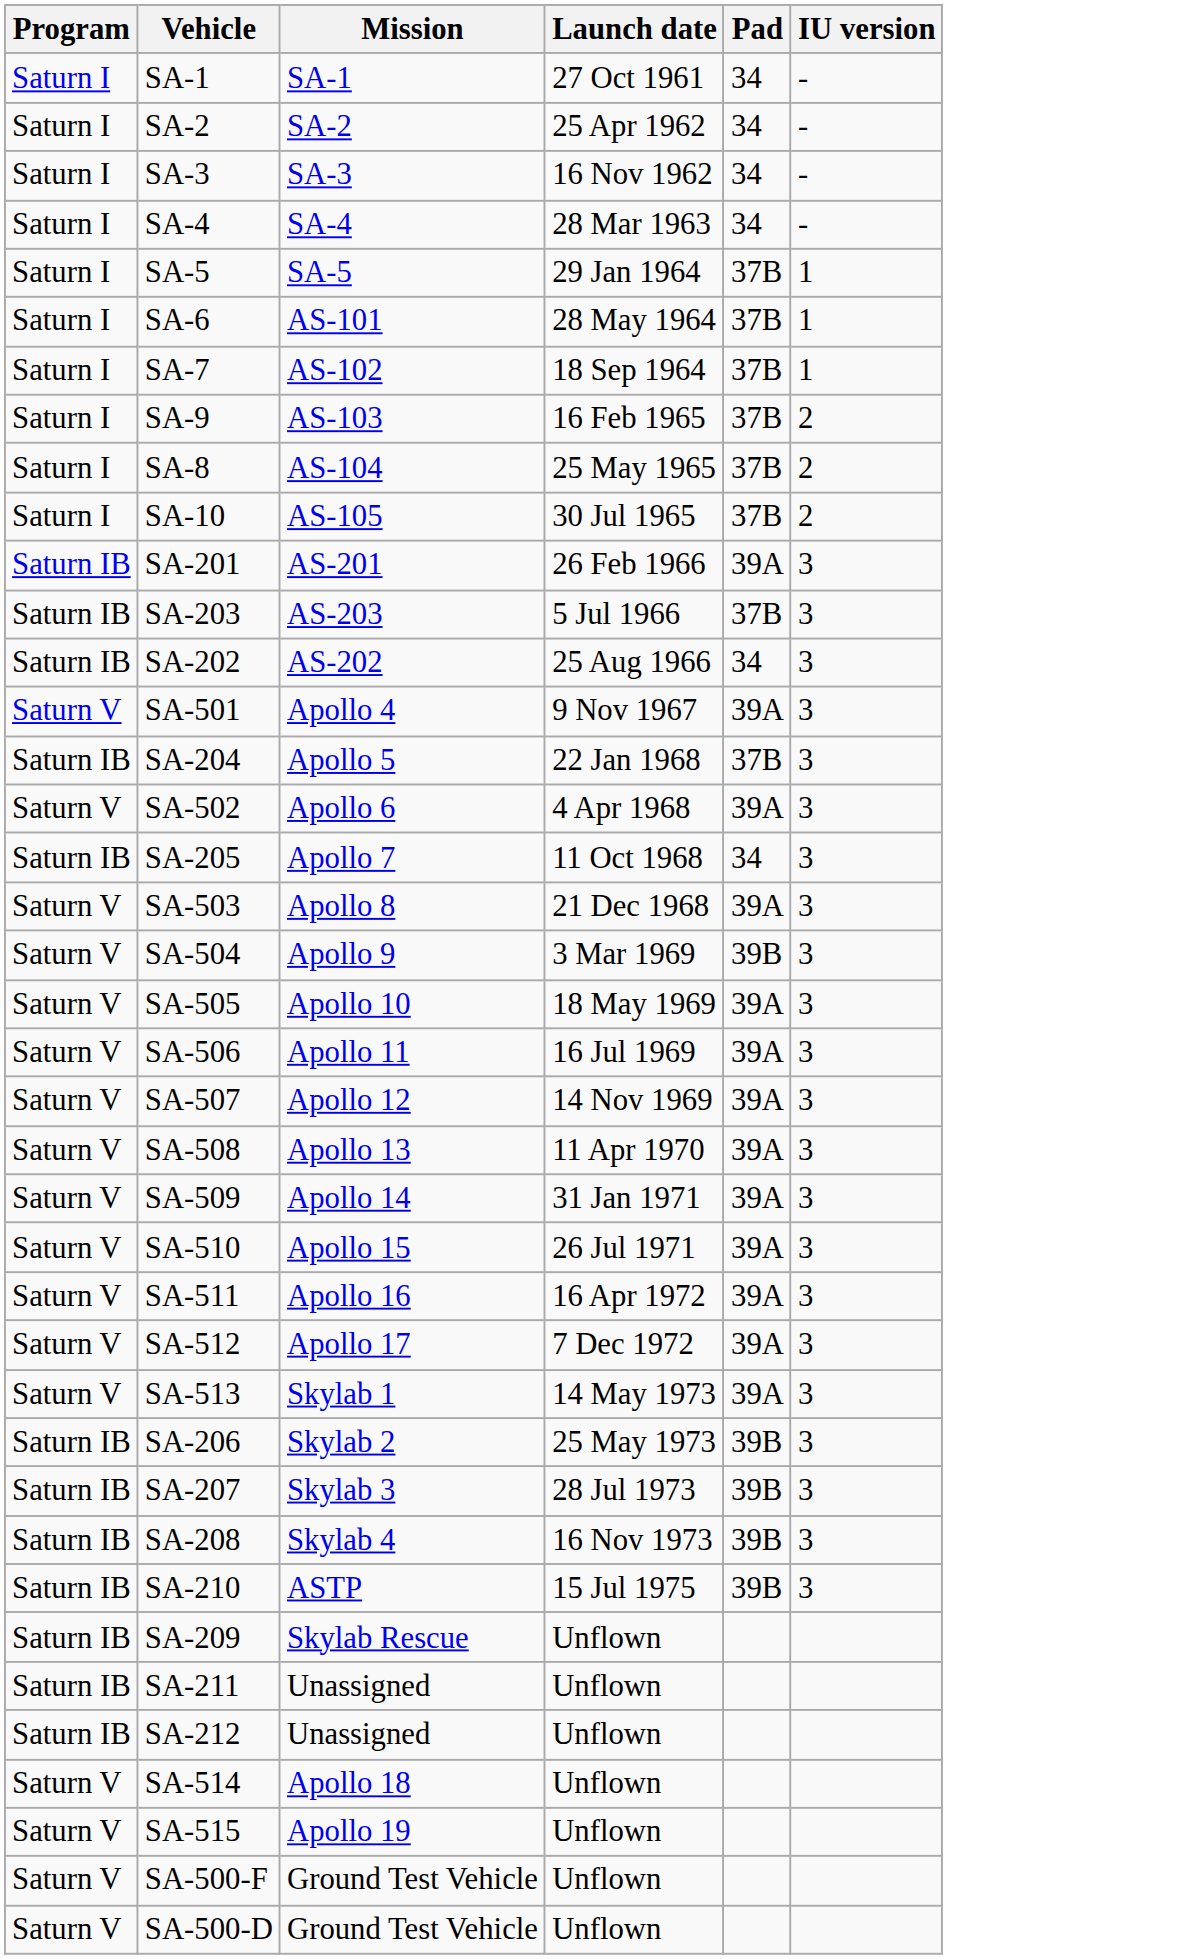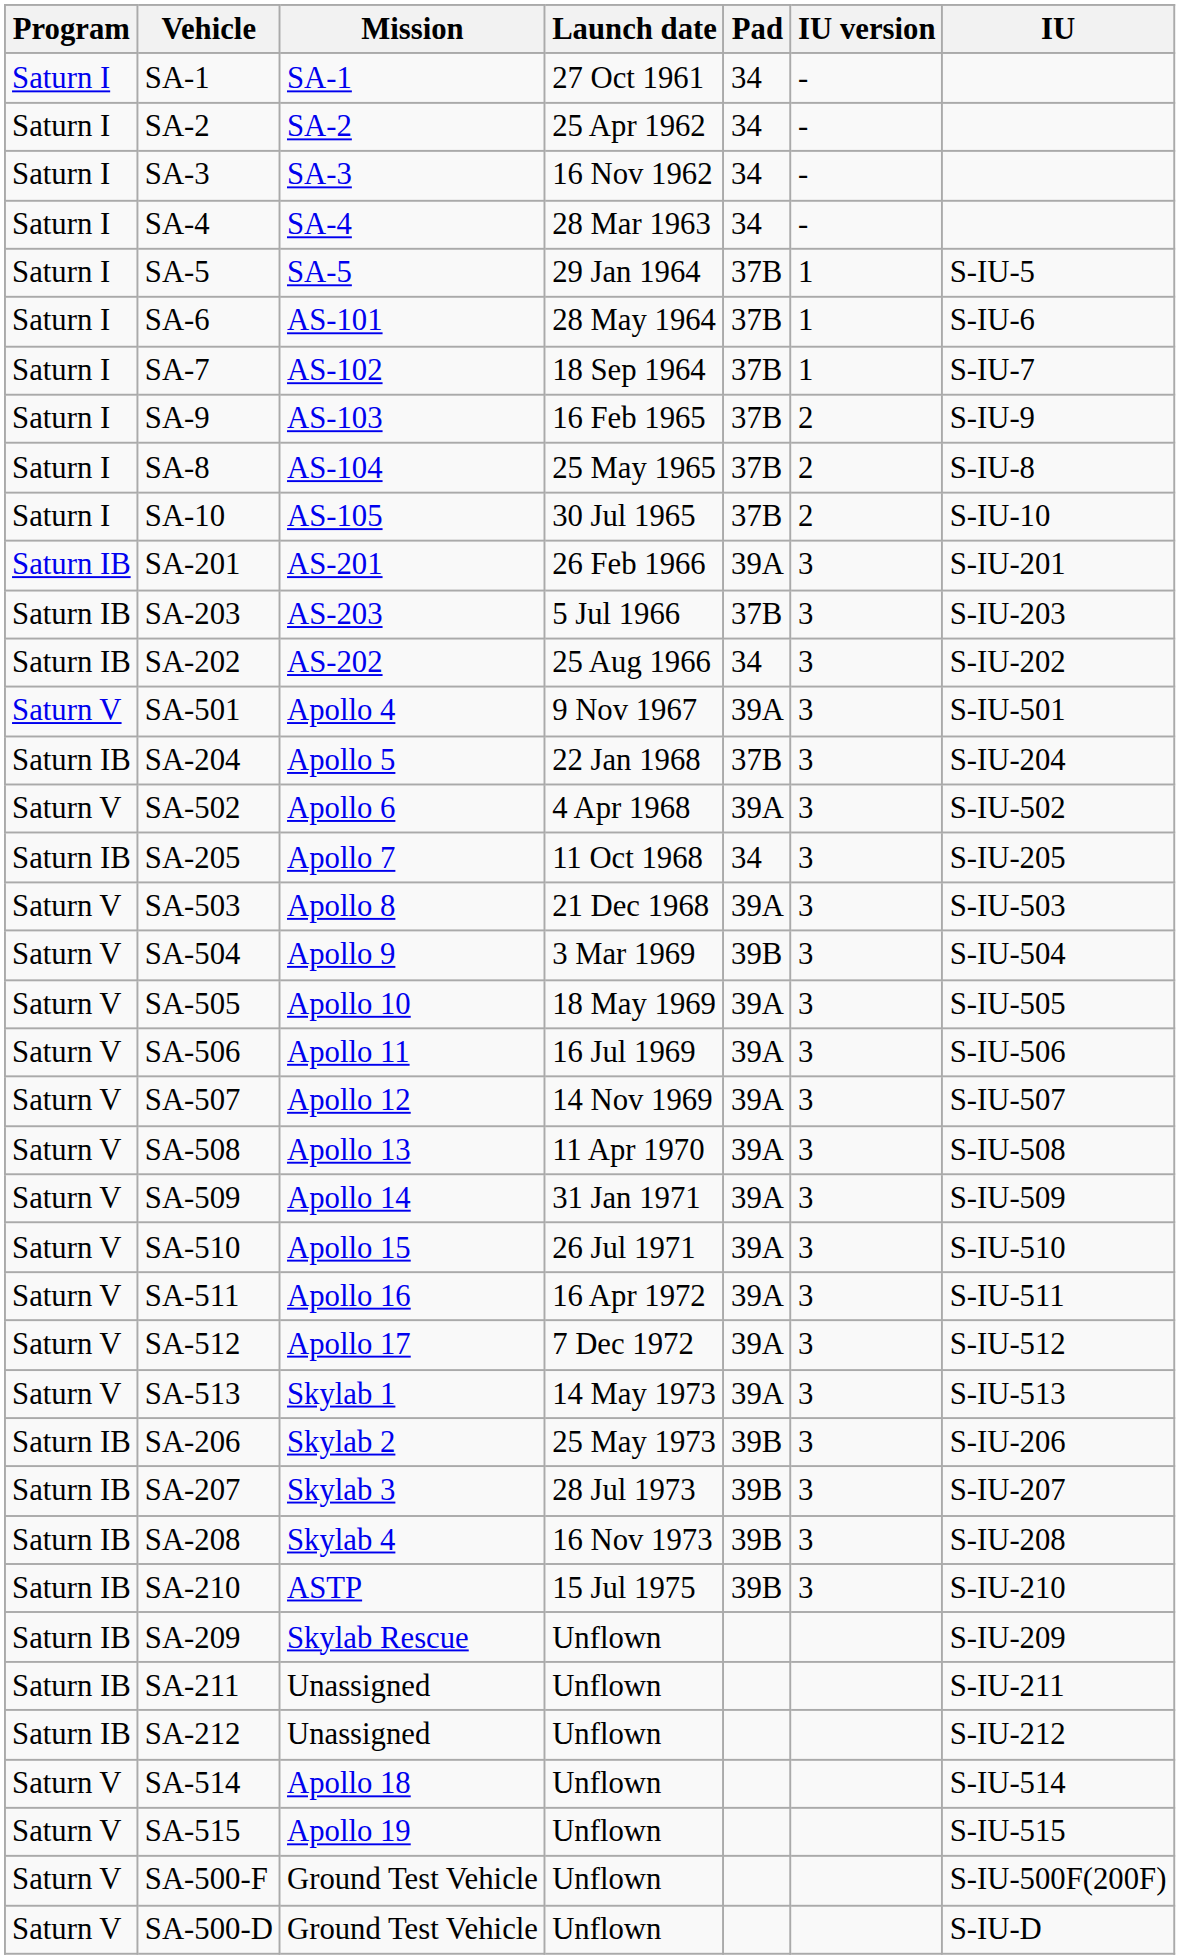+ column: (1058, 28)
